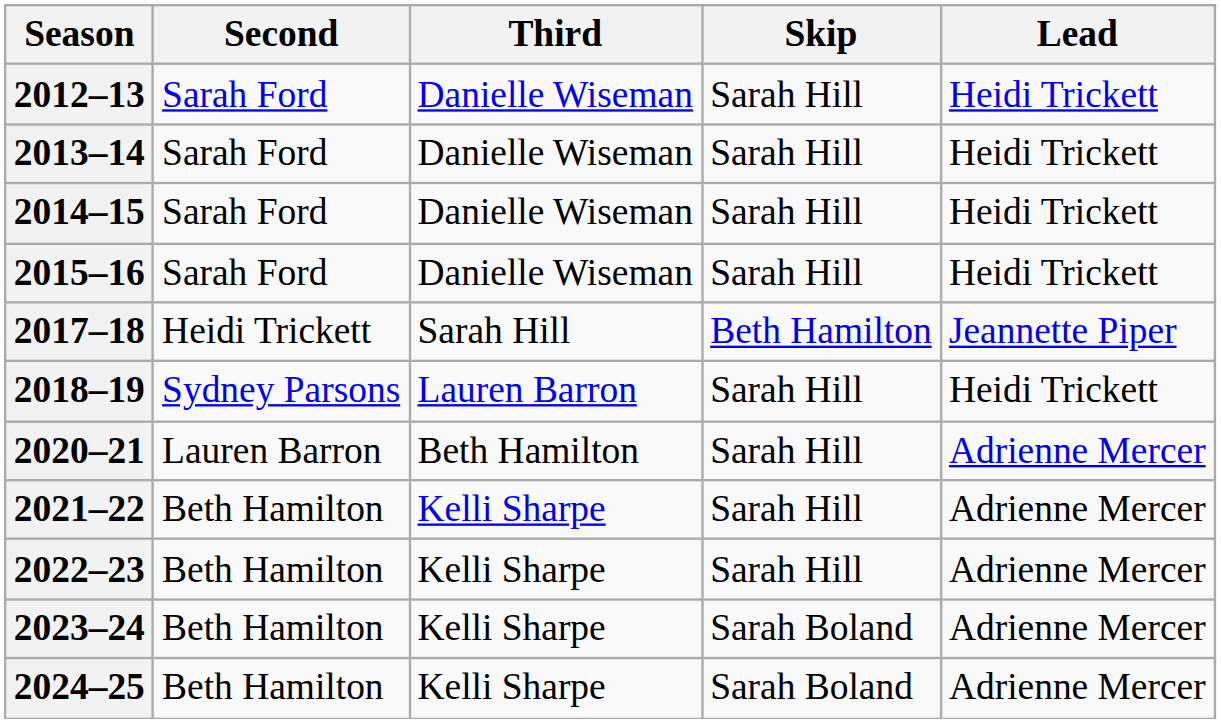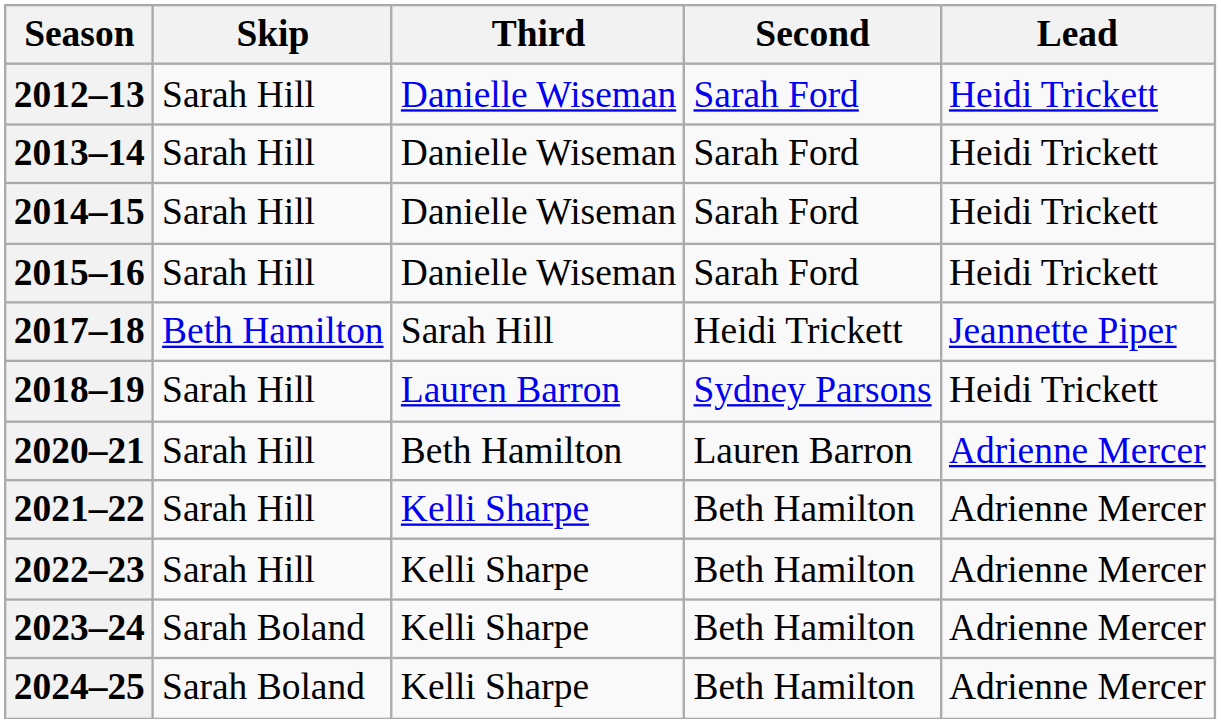columns swapped: (821, 34) <-> (281, 34)
